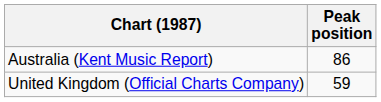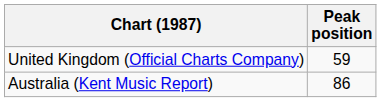rows swapped: (110, 59) <-> (156, 84)
